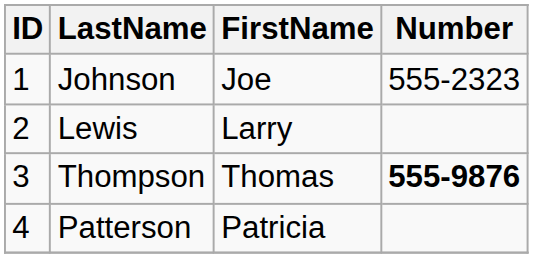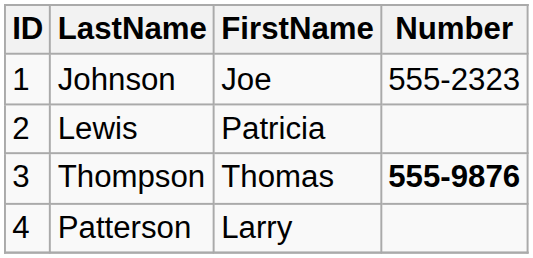(257, 128) Larry -> (273, 128) Patricia
(273, 227) Patricia -> (257, 227) Larry
